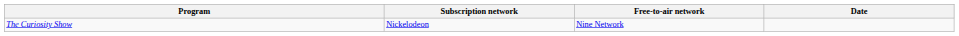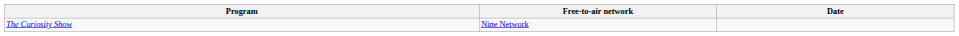- column: (479, 11)
